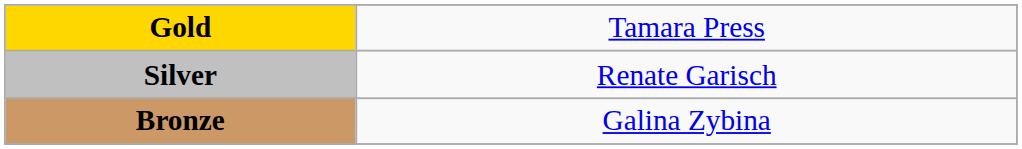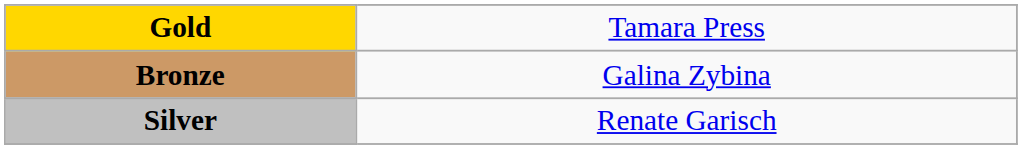rows swapped: (180, 74) <-> (180, 120)
